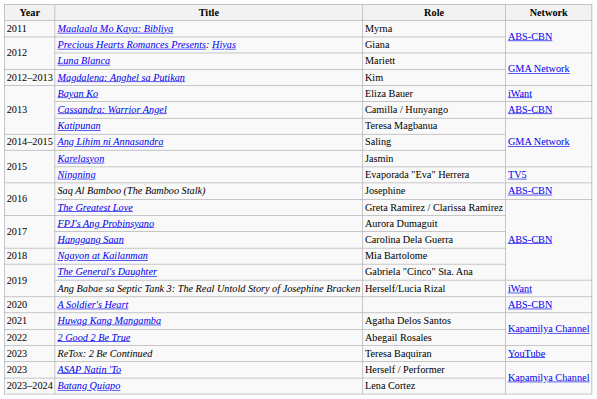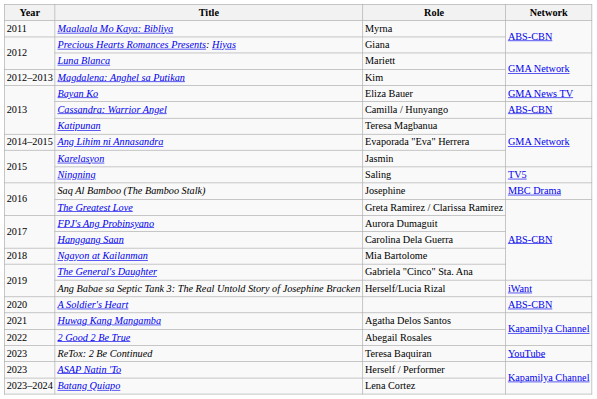(520, 93) iWant -> (541, 93) GMA News TV
(378, 142) Saling -> (417, 142) Evaporada "Eva" Herrera
(417, 175) Evaporada "Eva" Herrera -> (378, 175) Saling
(530, 191) ABS-CBN -> (534, 191) MBC Drama
